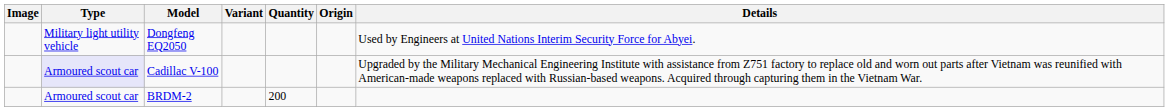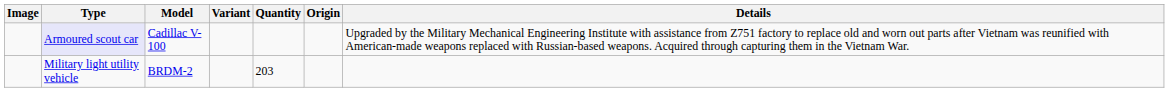- row: (171, 39)
(91, 96) Armoured scout car -> (91, 71) Military light utility vehicle
(277, 96) 200 -> (264, 71) 203
